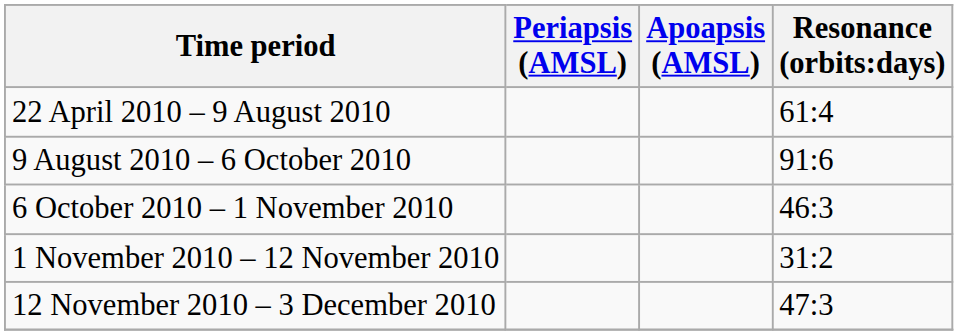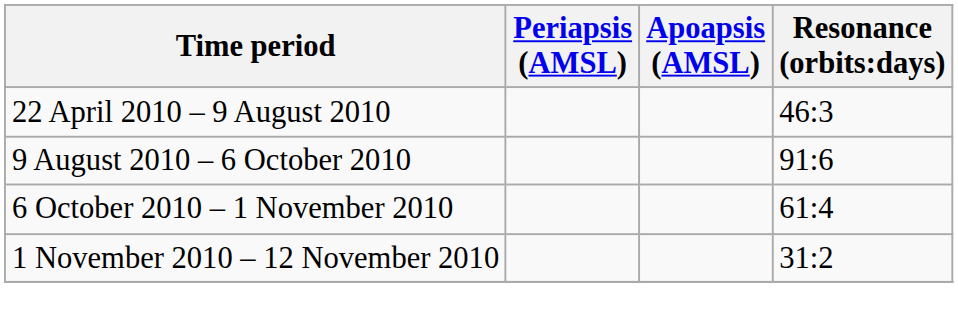(806, 111) 61:4 -> (806, 111) 46:3
(806, 208) 46:3 -> (806, 208) 61:4
- row: (254, 305)
